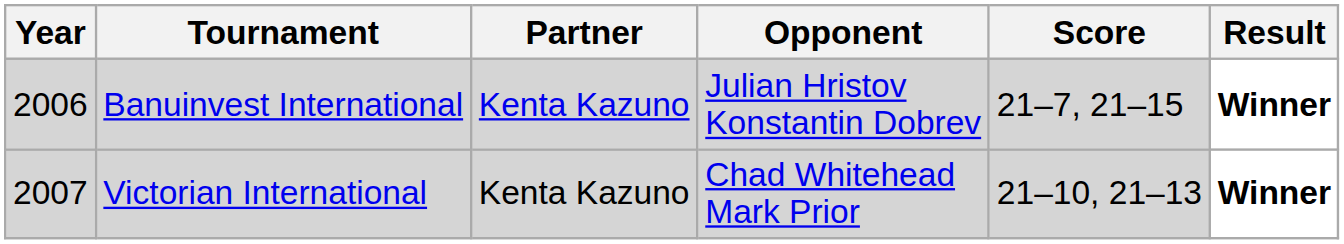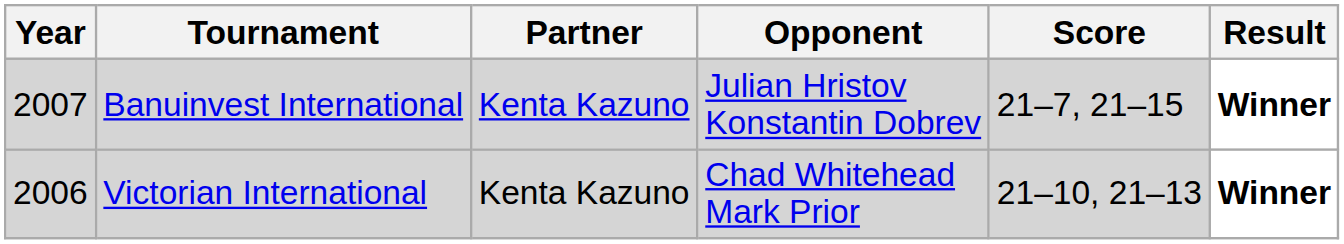(50, 104) 2006 -> (50, 104) 2007
(50, 194) 2007 -> (50, 194) 2006
